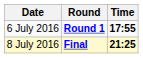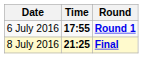columns swapped: (123, 12) <-> (84, 12)
